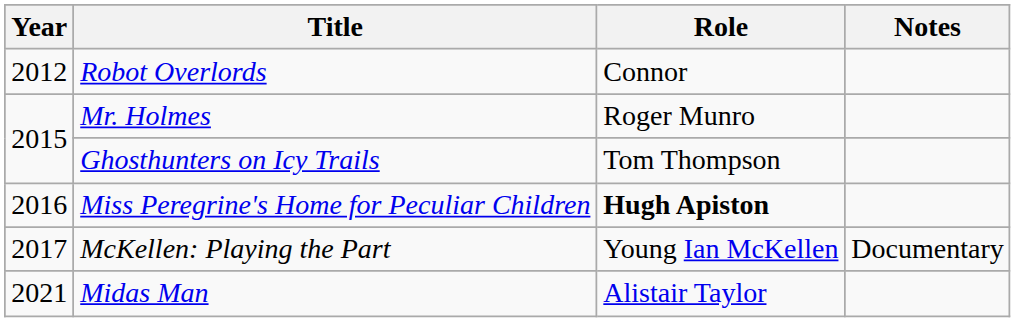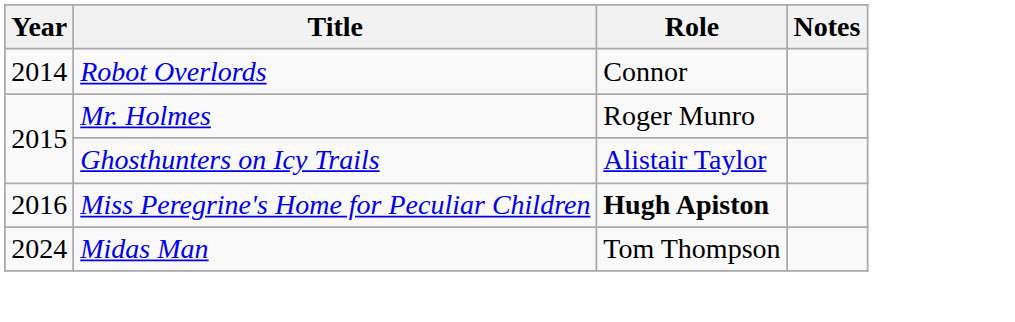(39, 71) 2012 -> (39, 71) 2014
(692, 159) Tom Thompson -> (685, 159) Alistair Taylor
- row: (235, 248)
(39, 293) 2021 -> (39, 248) 2024
(685, 293) Alistair Taylor -> (692, 248) Tom Thompson
